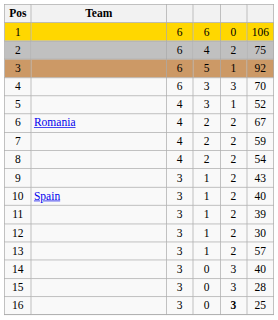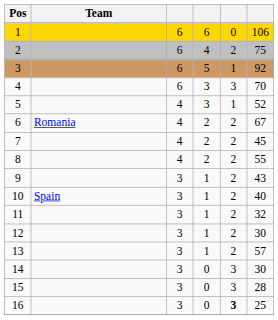(260, 141) 59 -> (260, 141) 45
(260, 159) 54 -> (260, 159) 55
(260, 214) 39 -> (260, 214) 32
(260, 269) 40 -> (260, 269) 30
